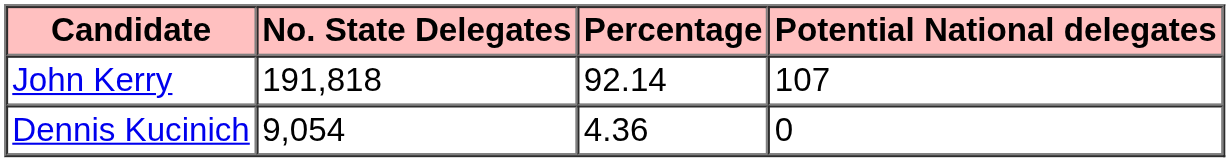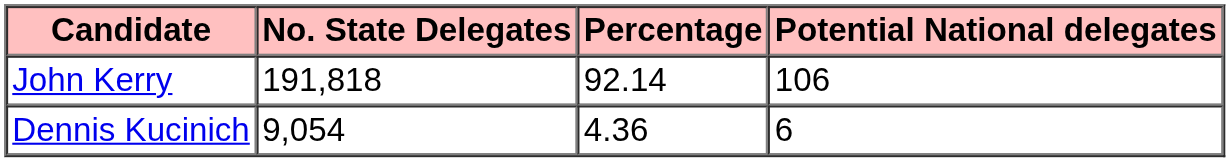(802, 80) 107 -> (802, 80) 106
(784, 129) 0 -> (784, 129) 6
